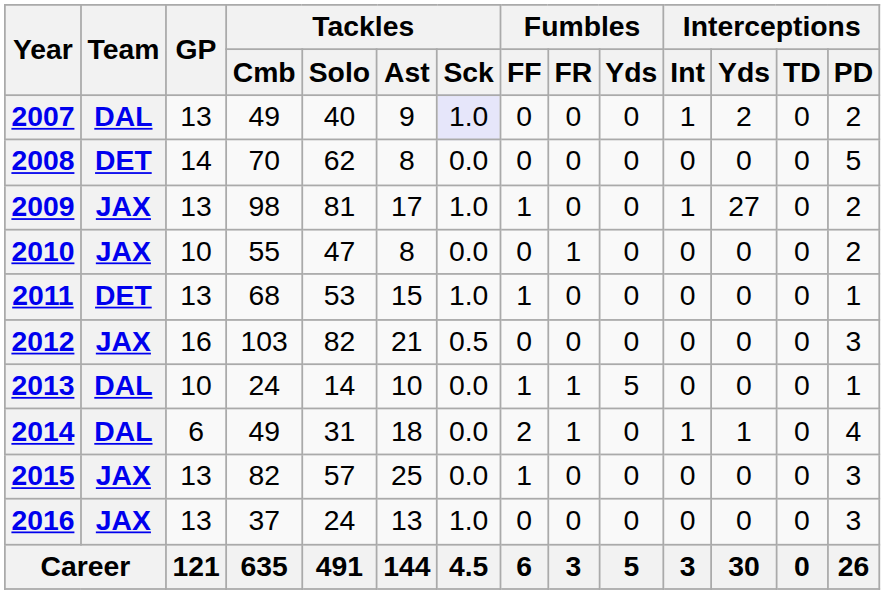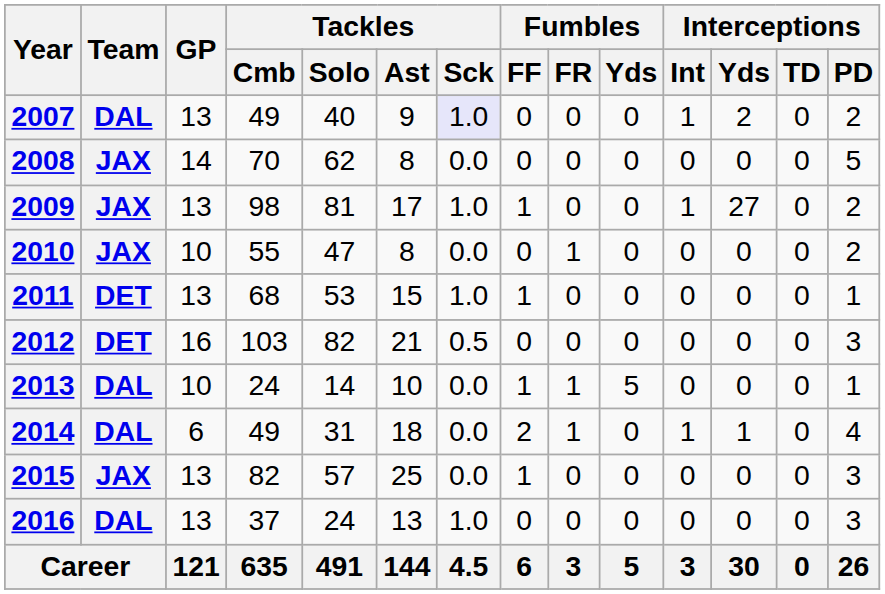(123, 161) DET -> (123, 161) JAX
(123, 341) JAX -> (123, 341) DET
(123, 521) JAX -> (123, 521) DAL
